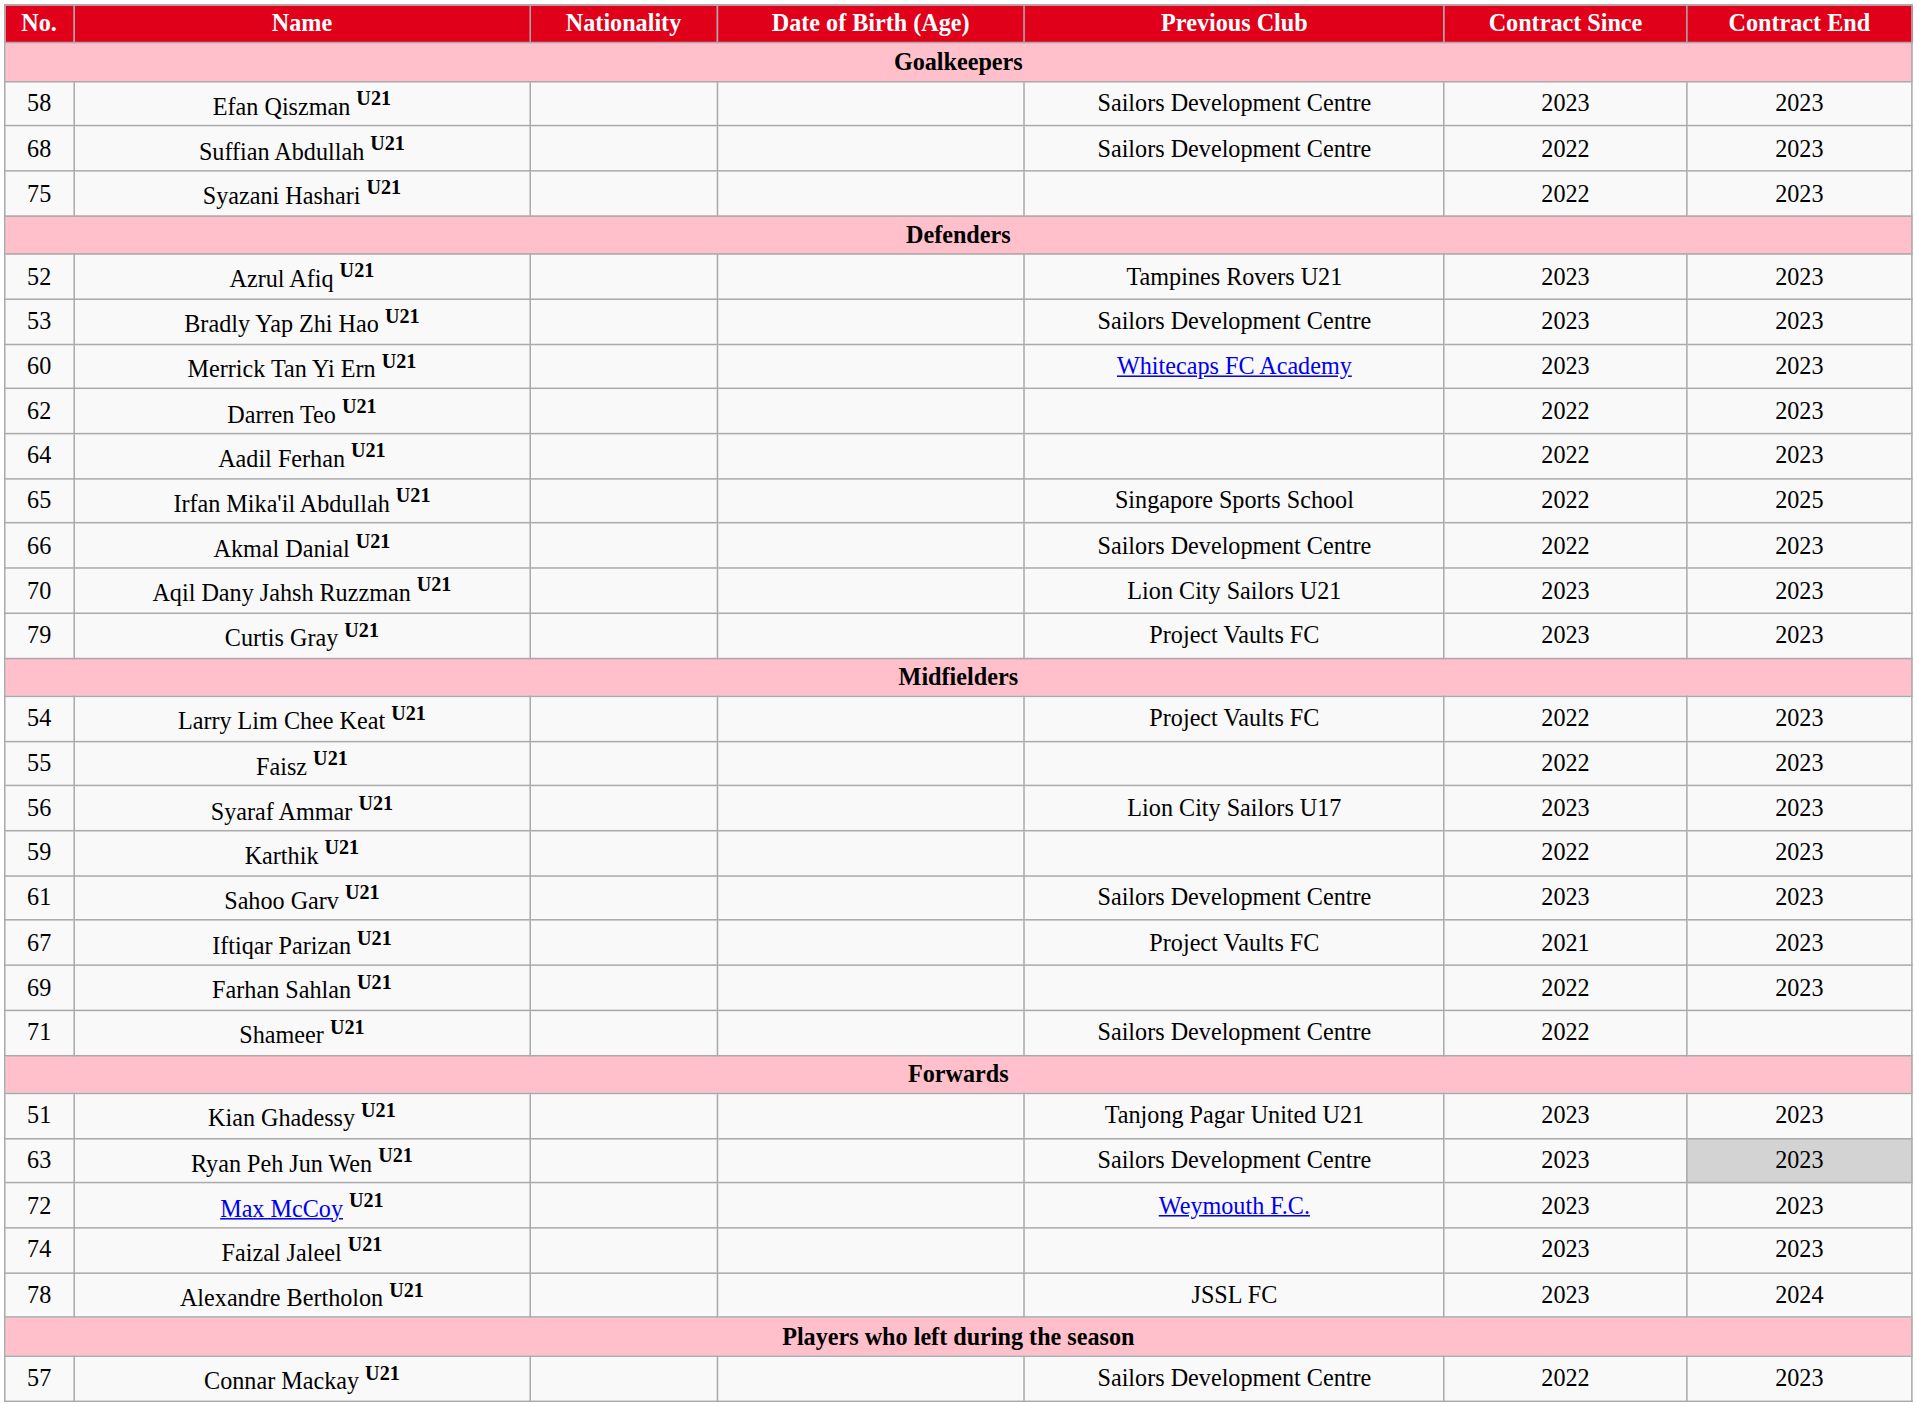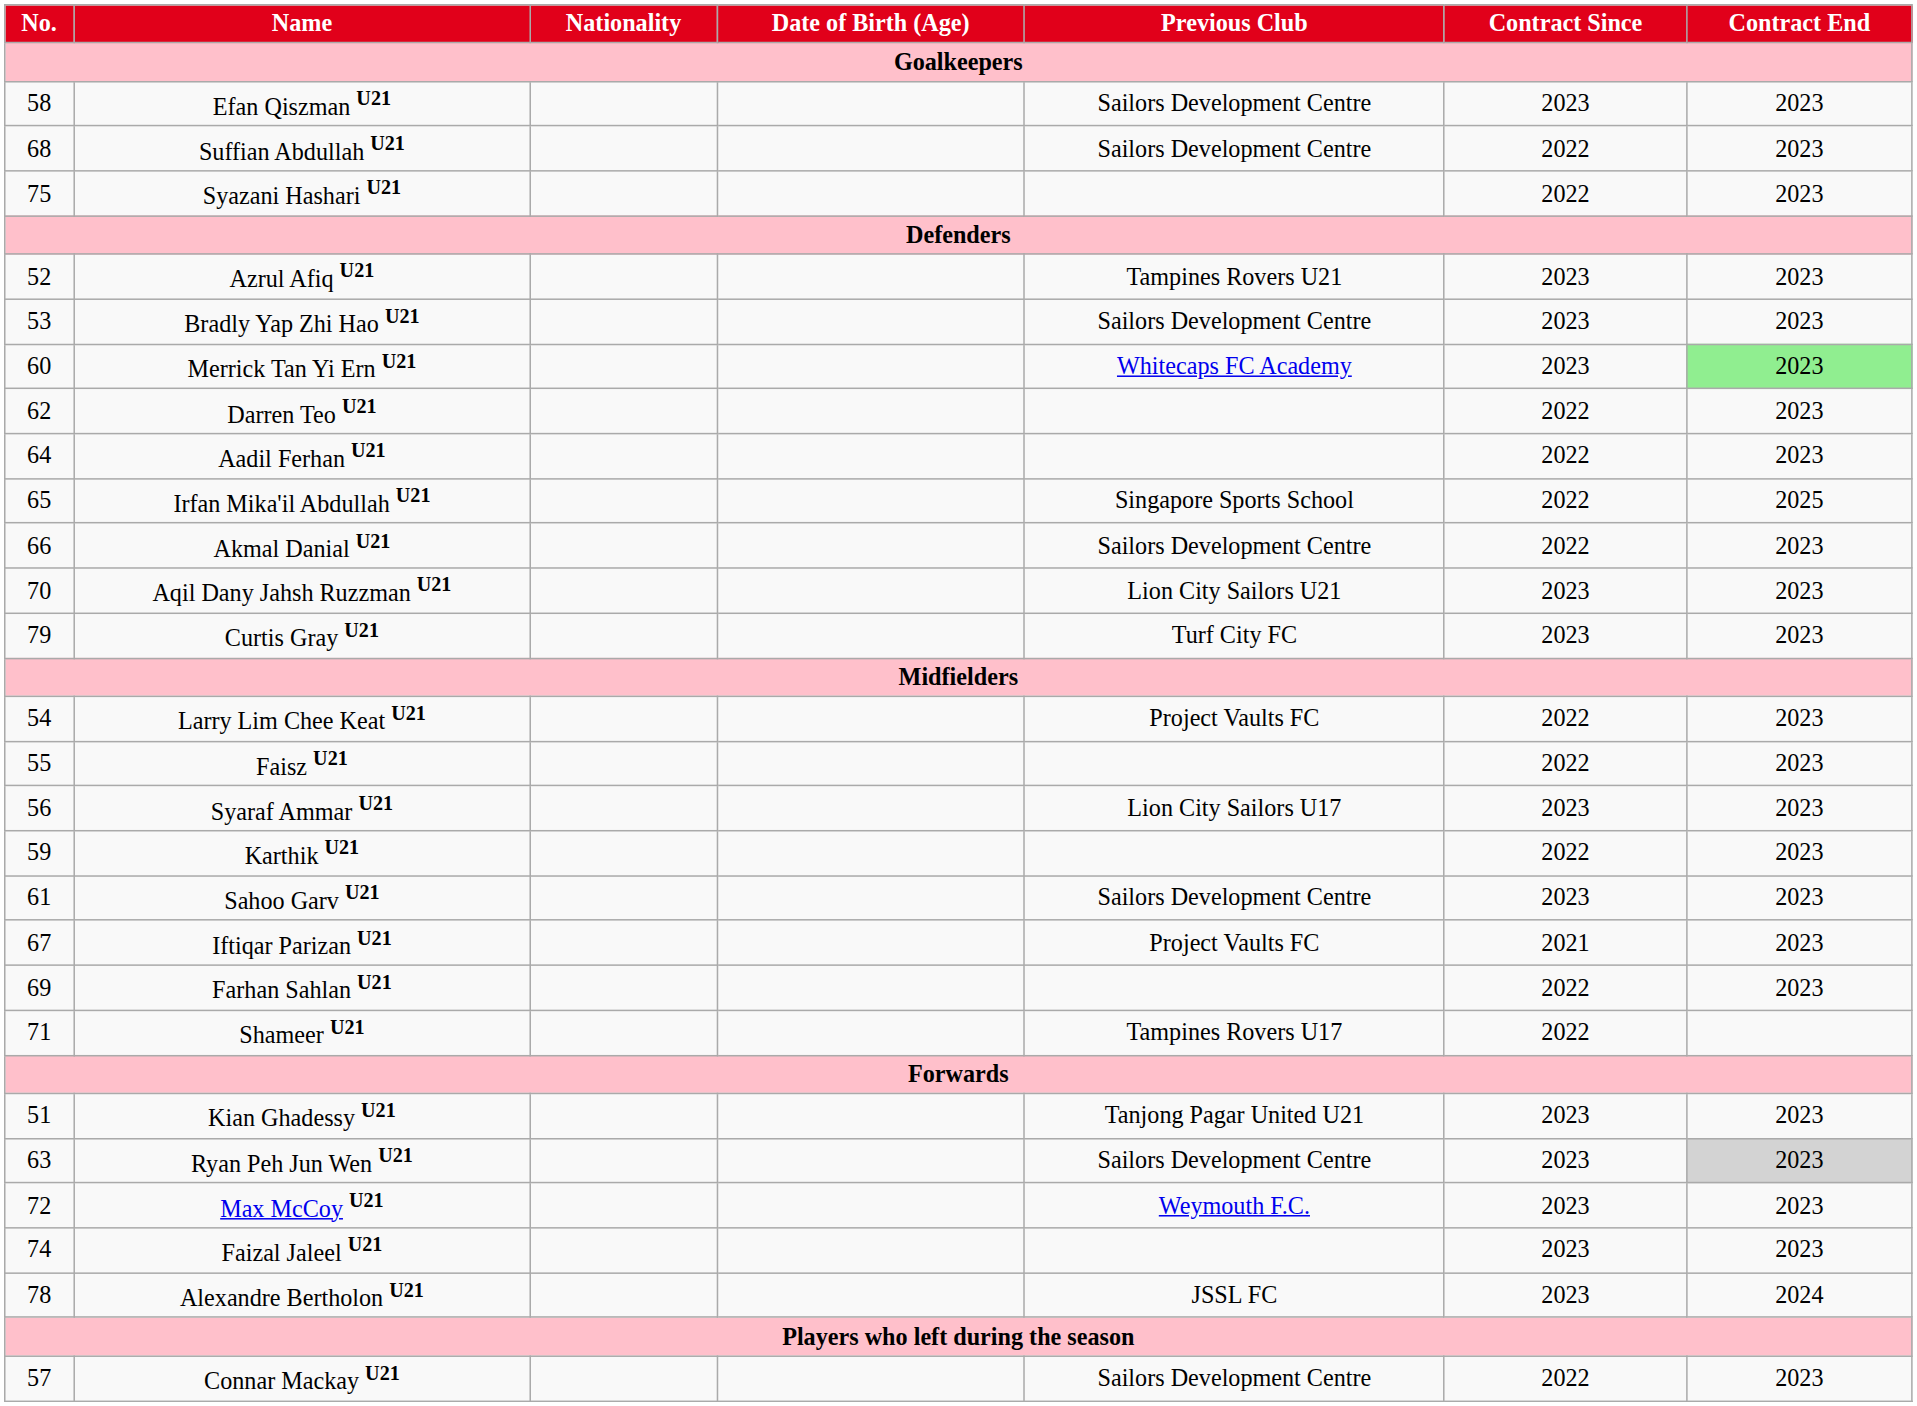(1799, 366) no background -> (1799, 366) lightgreen background
(1234, 635) Project Vaults FC -> (1234, 635) Turf City FC
(1234, 1032) Sailors Development Centre -> (1234, 1032) Tampines Rovers U17
